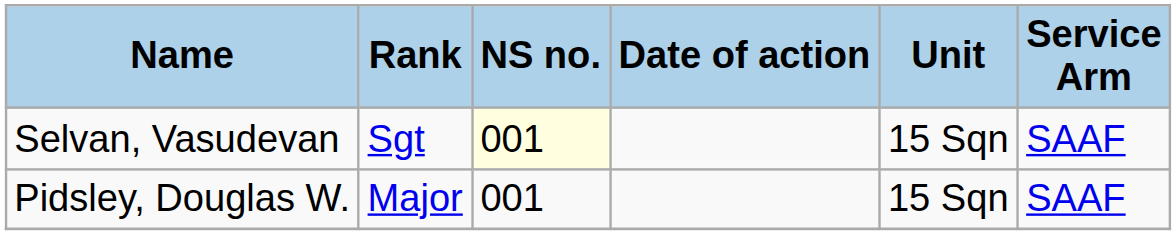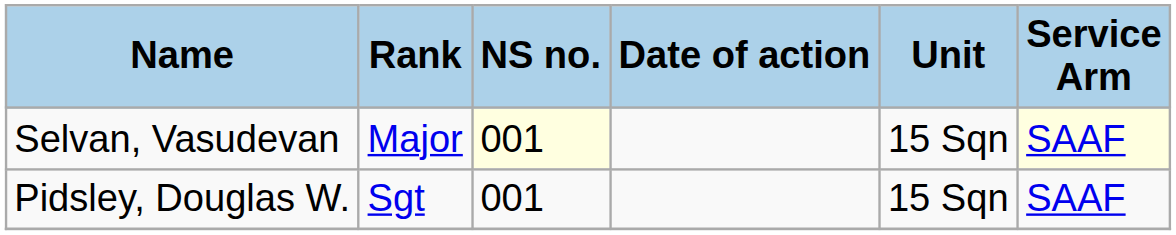(396, 137) Sgt -> (415, 137) Major
(1076, 137) no background -> (1076, 137) lightyellow background
(415, 198) Major -> (396, 198) Sgt
